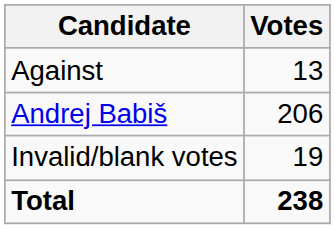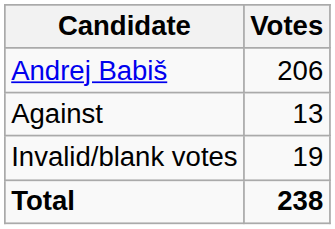rows swapped: (89, 113) <-> (57, 69)
